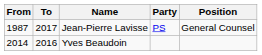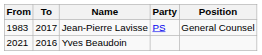(17, 27) 1987 -> (17, 27) 1983
(17, 43) 2014 -> (17, 43) 2021
